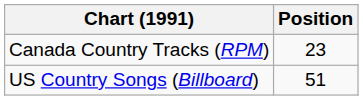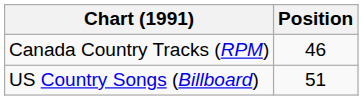(316, 49) 23 -> (316, 49) 46
